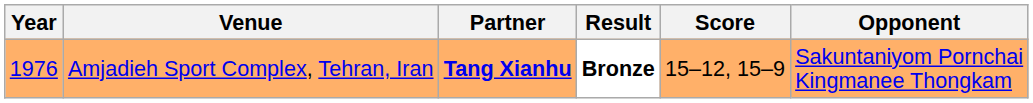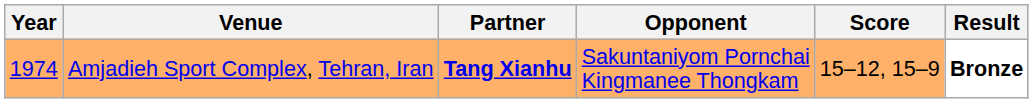columns swapped: (909, 22) <-> (618, 22)
(34, 68) 1976 -> (34, 68) 1974
